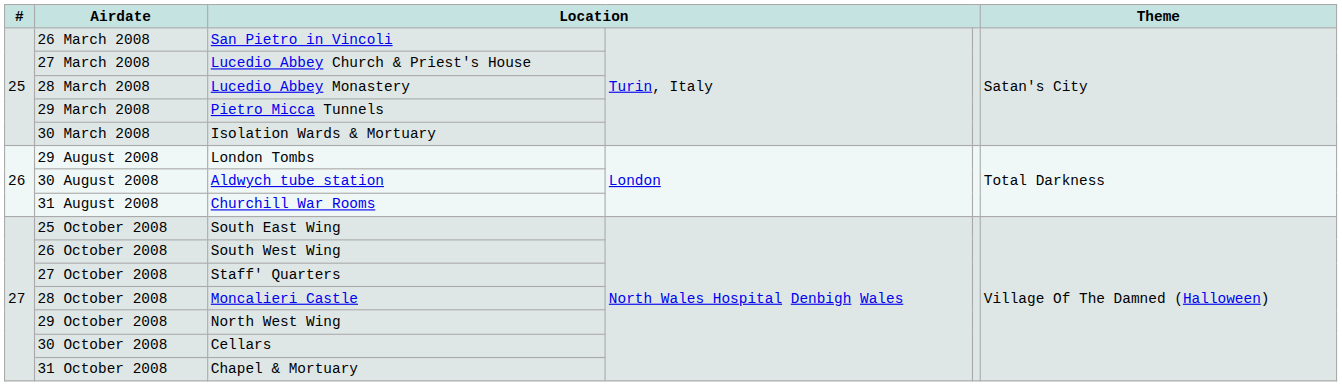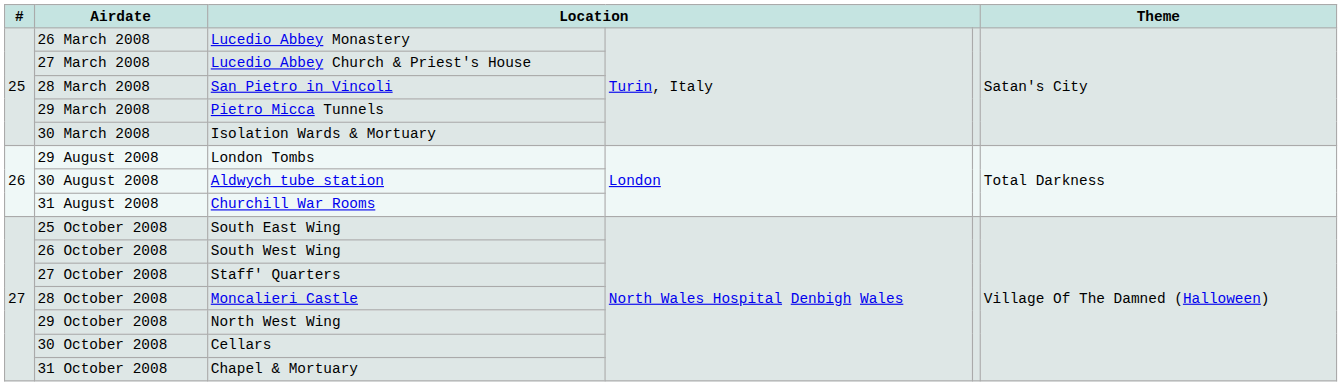(302, 40) San Pietro in Vincoli -> (310, 40) Lucedio Abbey Monastery
(310, 87) Lucedio Abbey Monastery -> (302, 87) San Pietro in Vincoli
